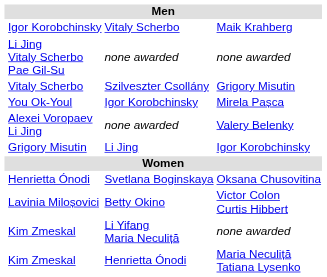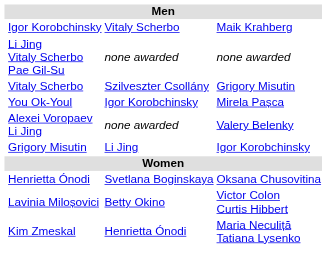- row: (42, 231)
